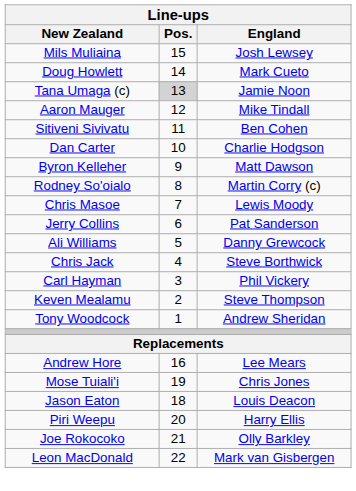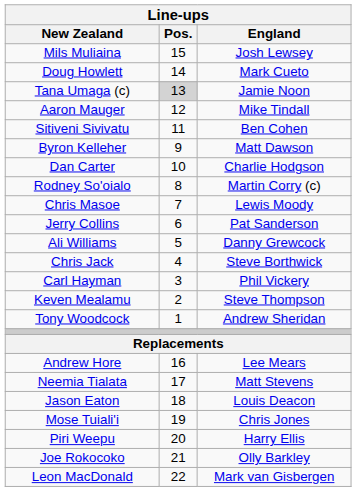rows swapped: (82, 147) <-> (82, 166)
+ row: (82, 382)
rows swapped: (82, 401) <-> (82, 382)
